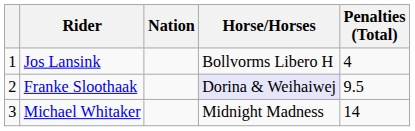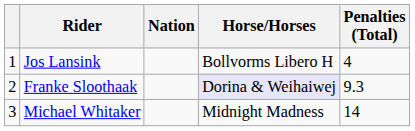(354, 86) 9.5 -> (354, 86) 9.3
